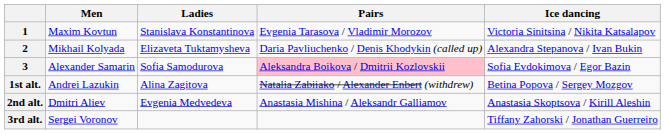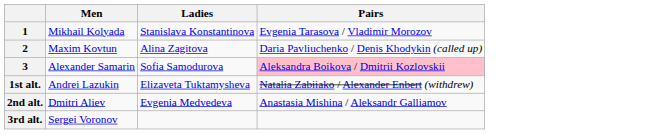- column: (573, 13)
(83, 31) Maxim Kovtun -> (86, 31) Mikhail Kolyada
(86, 48) Mikhail Kolyada -> (83, 48) Maxim Kovtun
(195, 48) Elizaveta Tuktamysheva -> (174, 48) Alina Zagitova
(174, 84) Alina Zagitova -> (195, 84) Elizaveta Tuktamysheva
